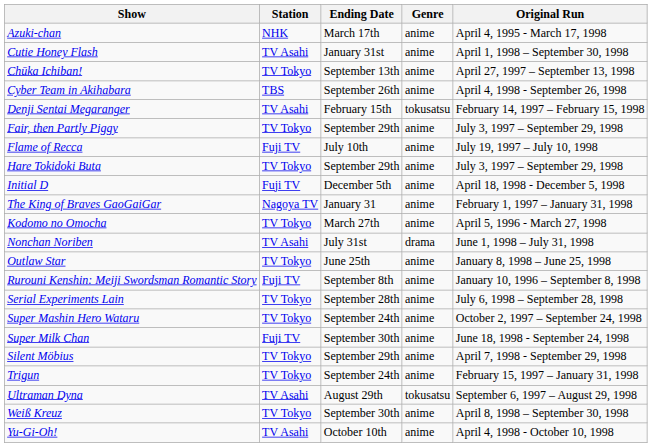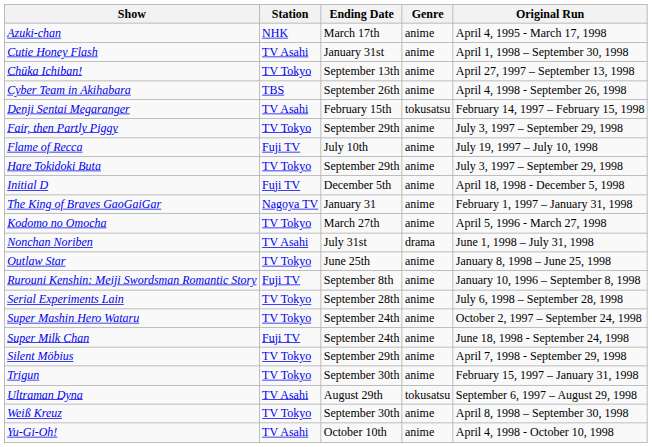(362, 337) September 30th -> (362, 337) September 24th
(362, 375) September 24th -> (362, 375) September 30th
